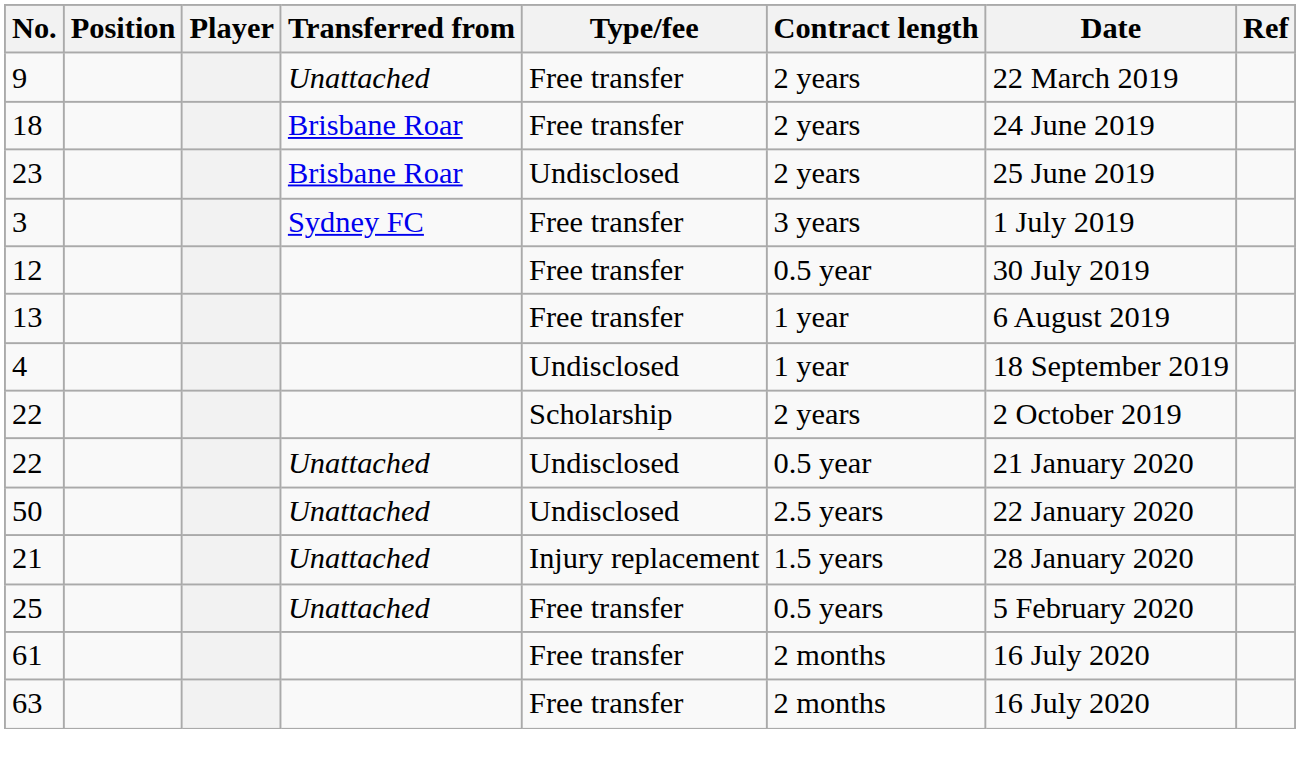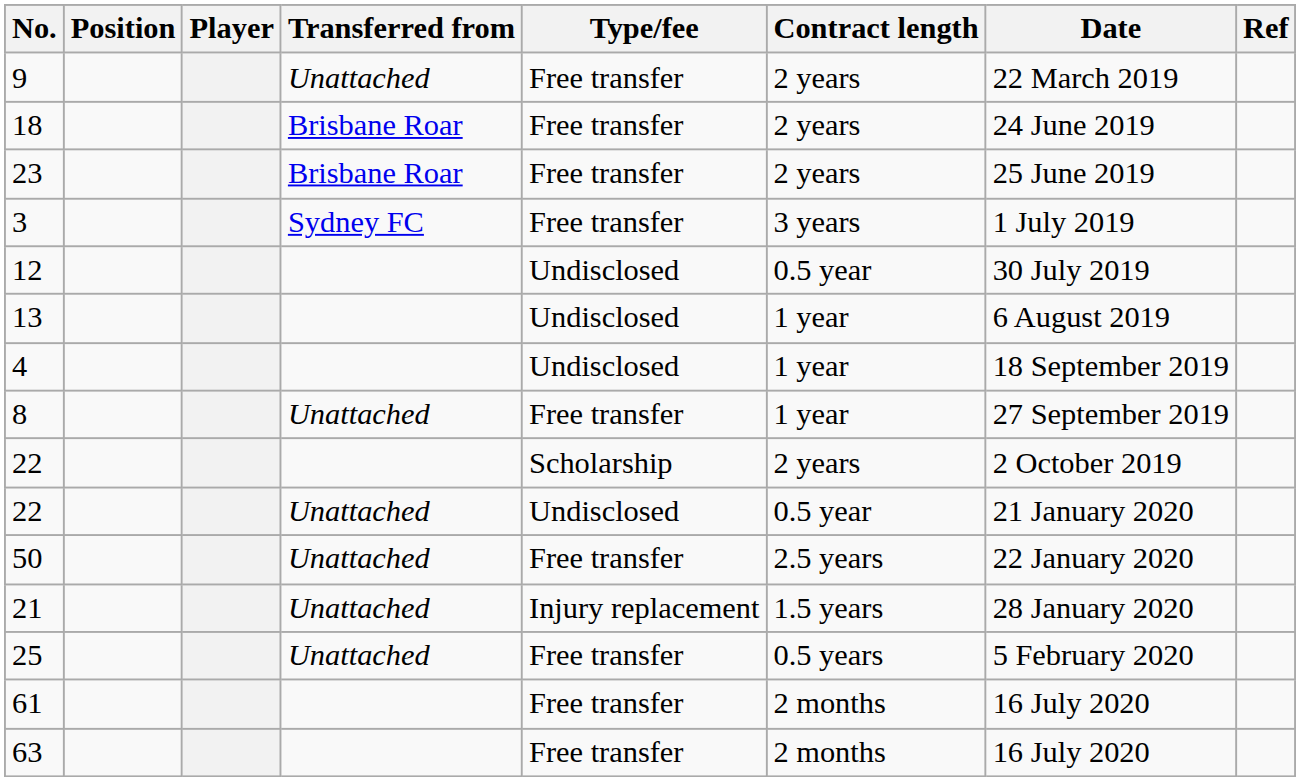(604, 173) Undisclosed -> (606, 173) Free transfer
(606, 269) Free transfer -> (604, 269) Undisclosed
(606, 317) Free transfer -> (604, 317) Undisclosed
+ row: (20, 414)
(604, 510) Undisclosed -> (606, 558) Free transfer
